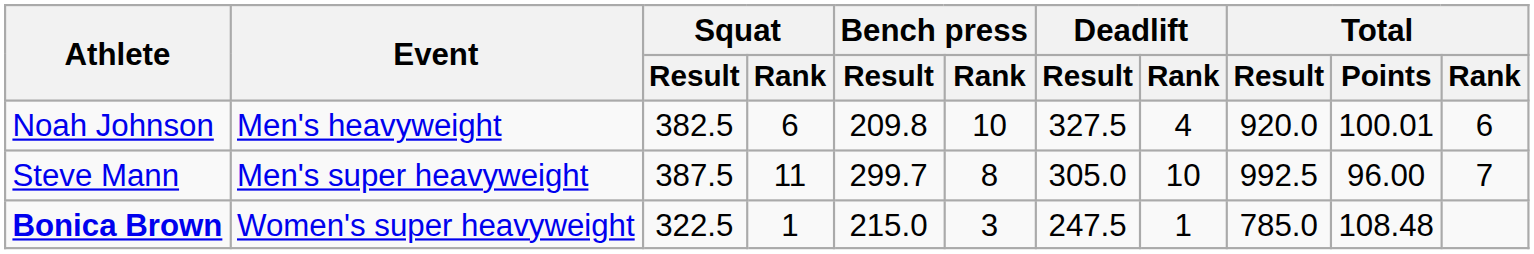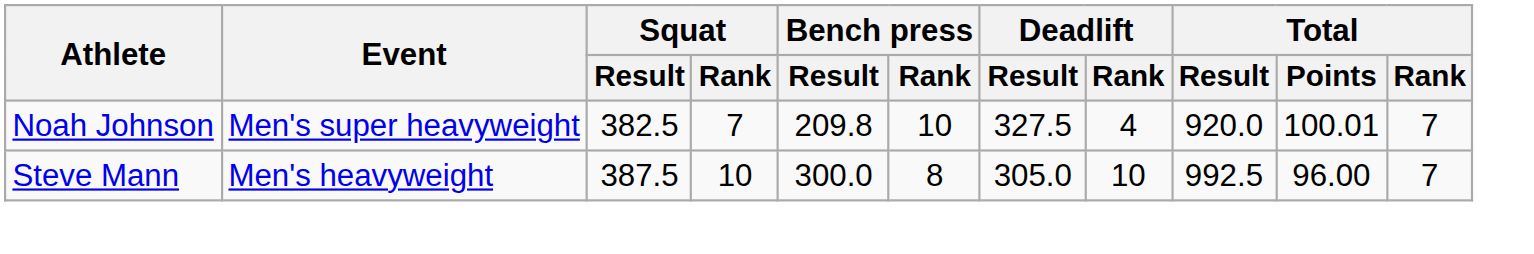(369, 126) Men's heavyweight -> (404, 126) Men's super heavyweight
(790, 126) 6 -> (735, 126) 7
(1484, 126) 6 -> (1430, 126) 7
(413, 175) Men's super heavyweight -> (361, 175) Men's heavyweight
(790, 175) 11 -> (735, 175) 10
(888, 175) 299.7 -> (834, 175) 300.0
- row: (117, 225)
